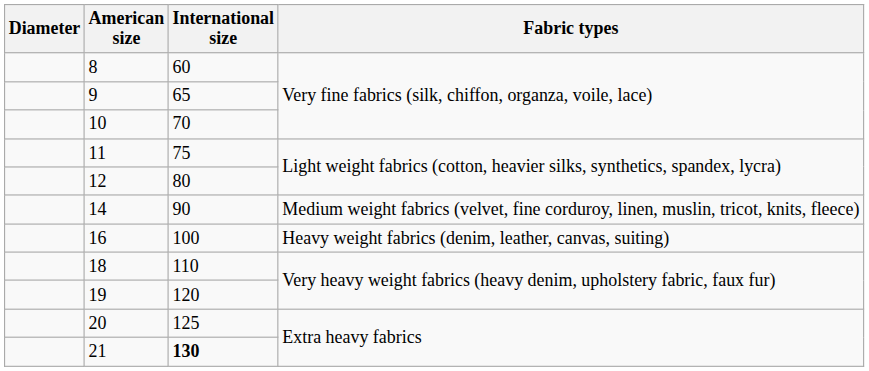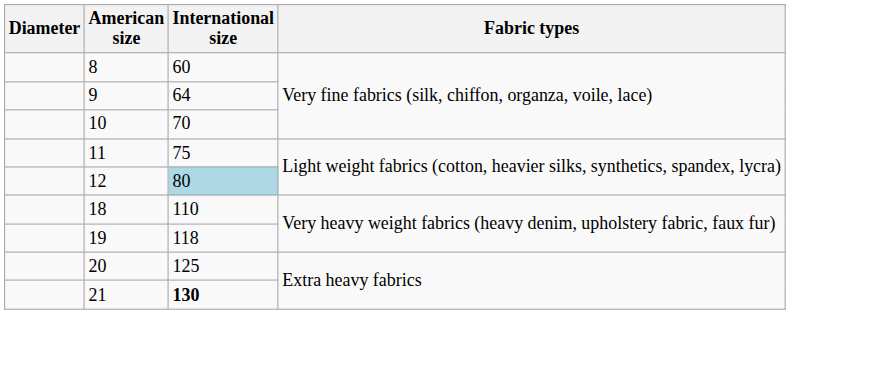(181, 95) 65 -> (181, 95) 64
(181, 180) no background -> (181, 180) lightblue background
- row: (98, 209)
- row: (98, 237)
(186, 294) 120 -> (186, 237) 118
